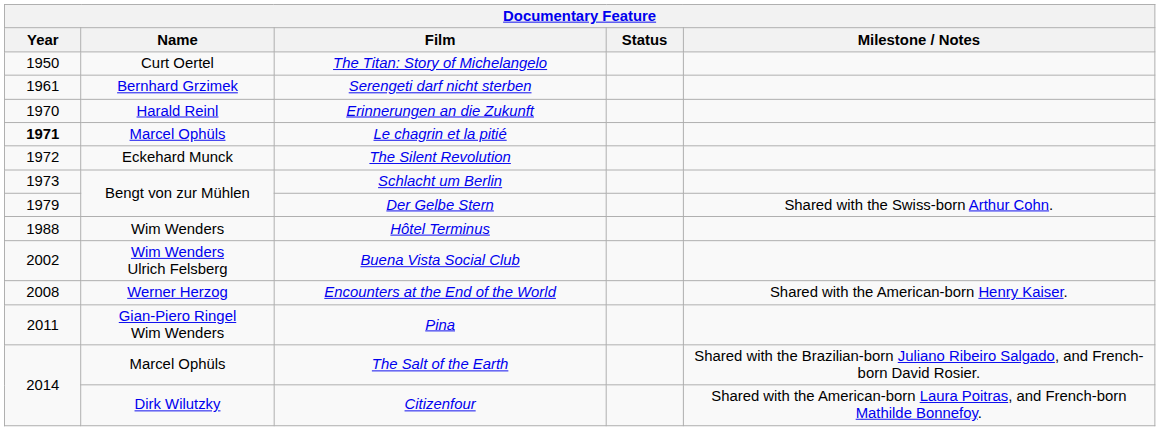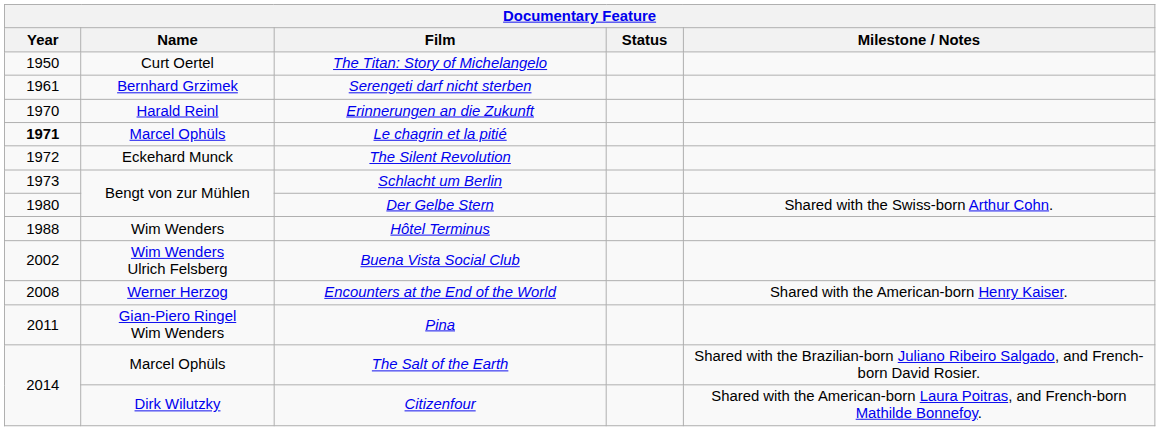(43, 205) 1979 -> (43, 205) 1980
